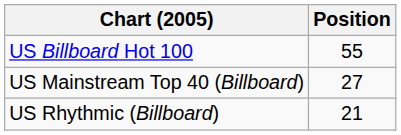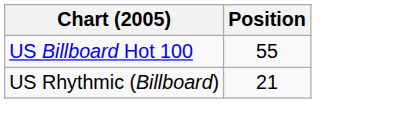- row: (157, 82)
